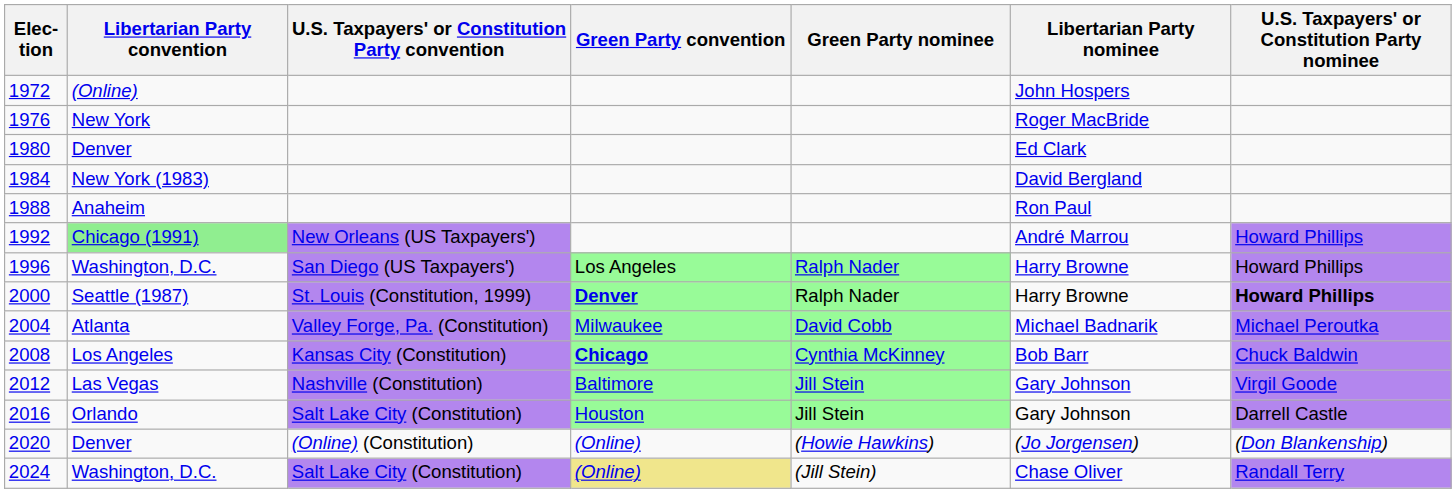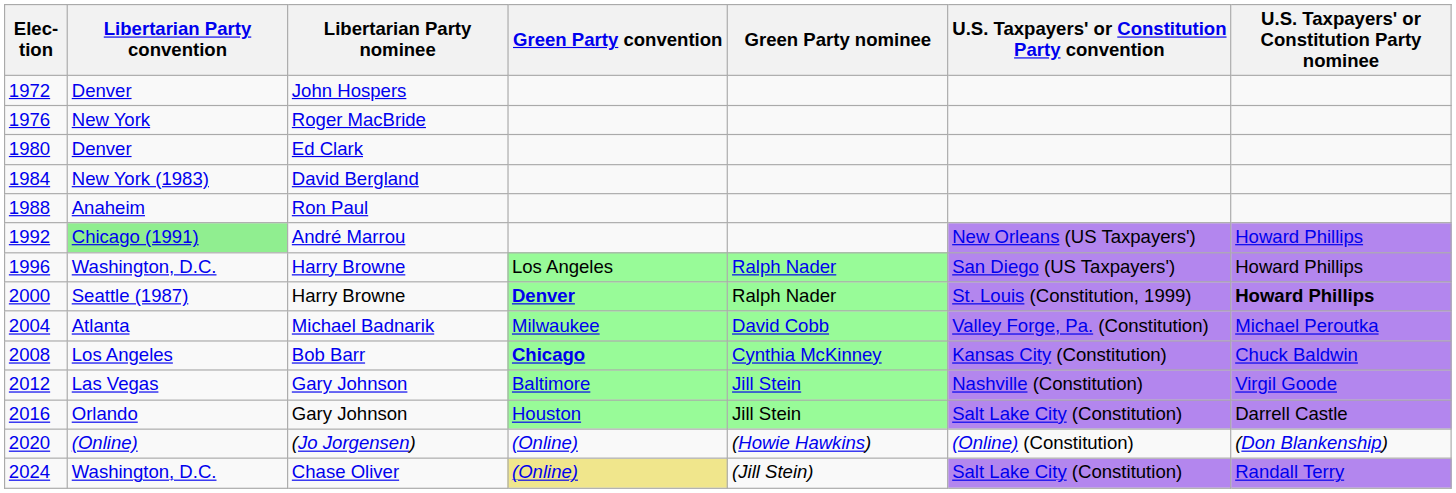columns swapped: (1121, 40) <-> (429, 40)
(105, 90) (Online) -> (102, 90) Denver
(102, 443) Denver -> (105, 443) (Online)
